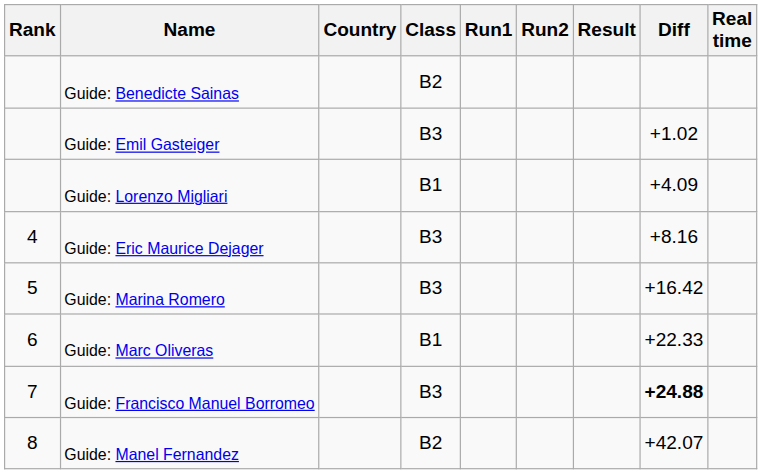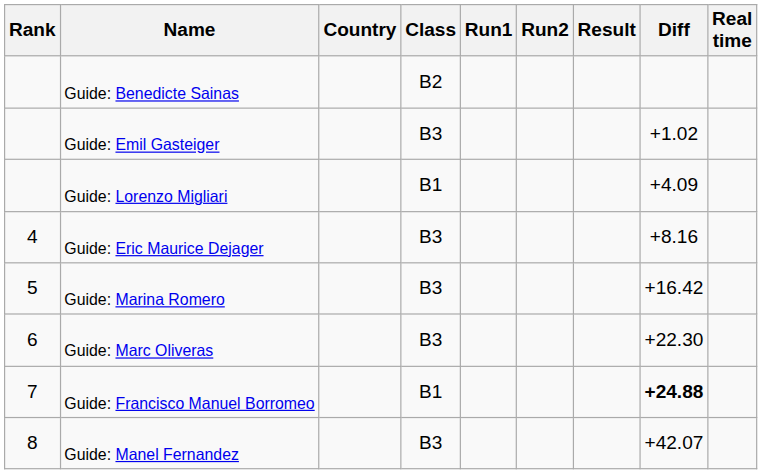(431, 340) B1 -> (431, 340) B3
(674, 340) +22.33 -> (674, 340) +22.30
(431, 391) B3 -> (431, 391) B1
(431, 443) B2 -> (431, 443) B3
